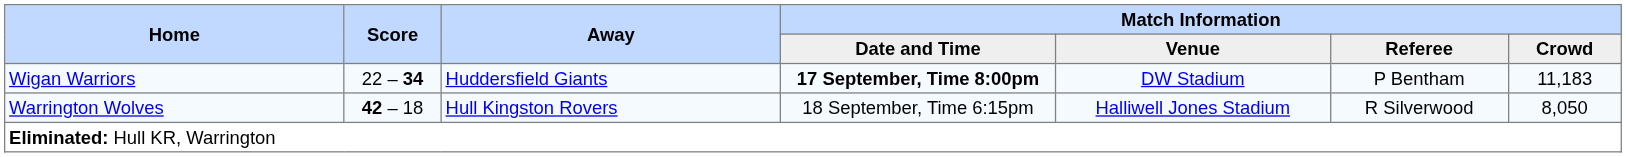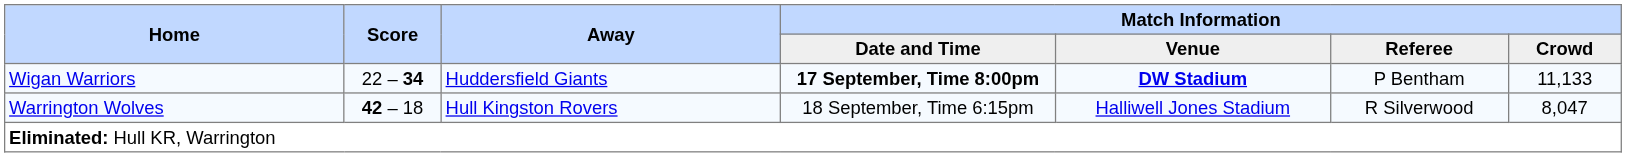(1193, 78) normal -> (1193, 78) bold
(1565, 78) 11,183 -> (1565, 78) 11,133
(1565, 108) 8,050 -> (1565, 108) 8,047
